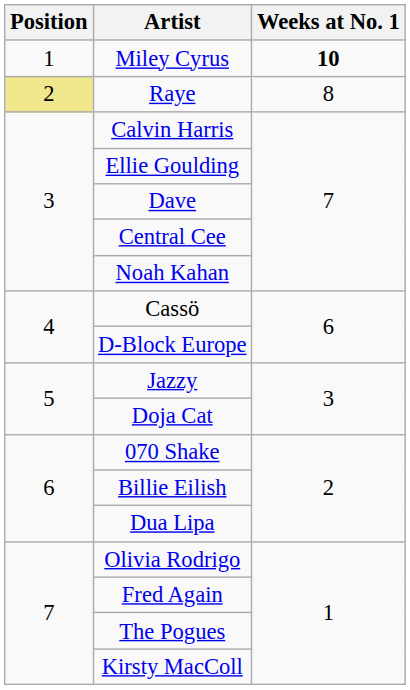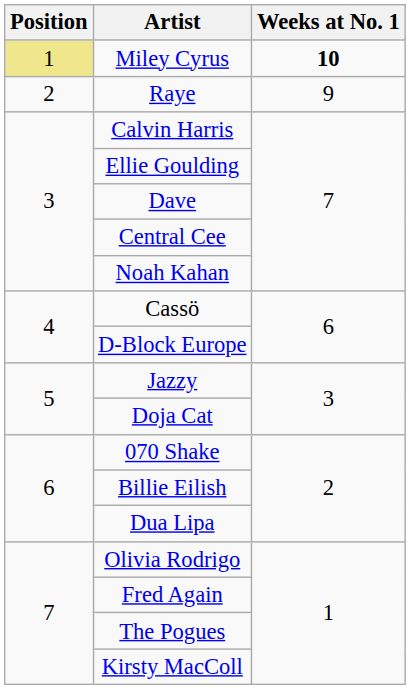(49, 58) no background -> (49, 58) khaki background
(49, 93) khaki background -> (49, 93) no background
(328, 93) 8 -> (328, 93) 9
